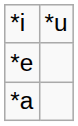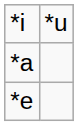rows swapped: (22, 62) <-> (22, 100)
